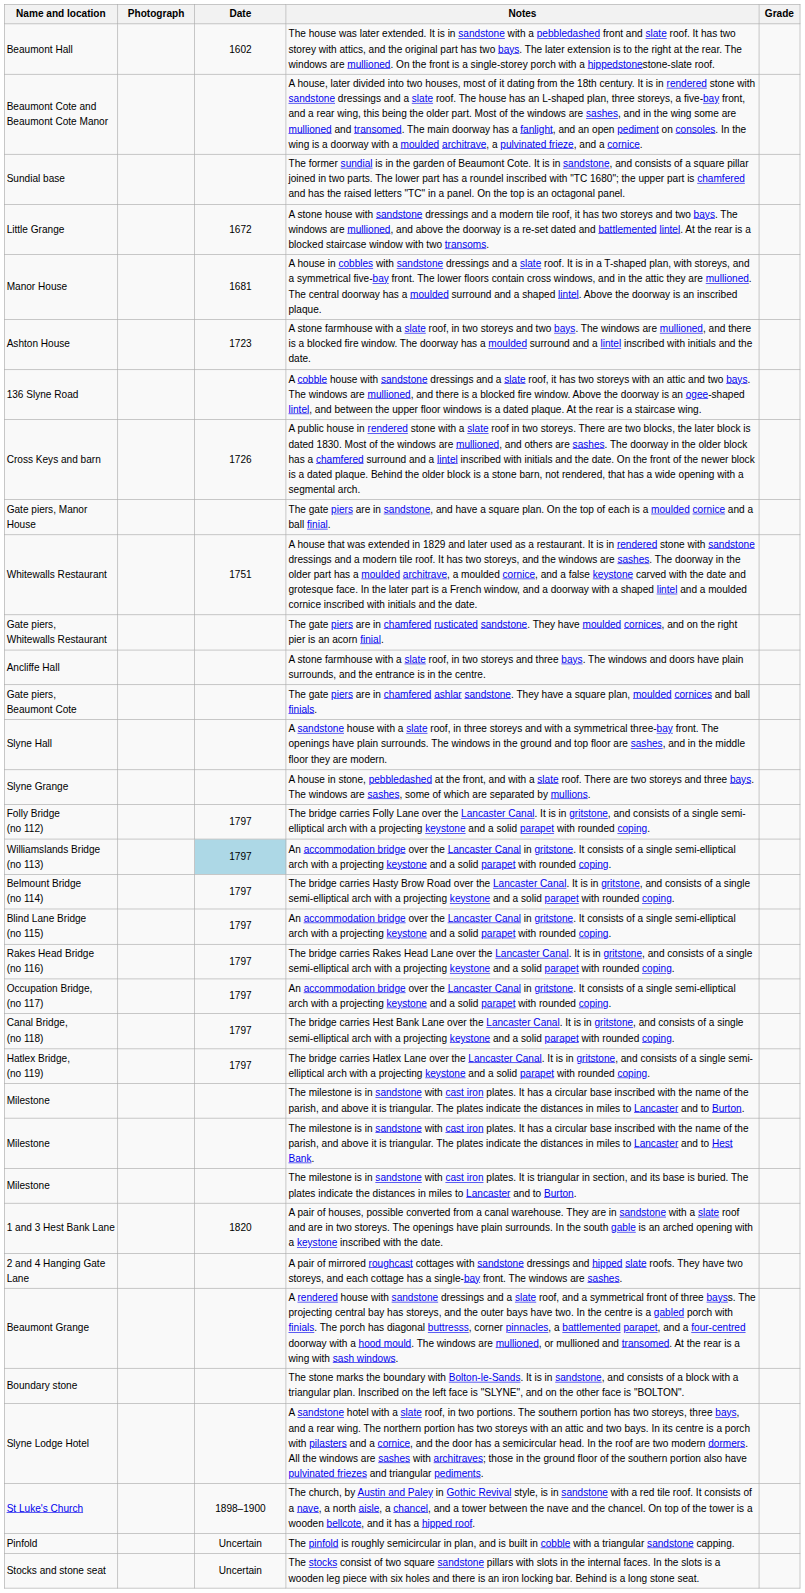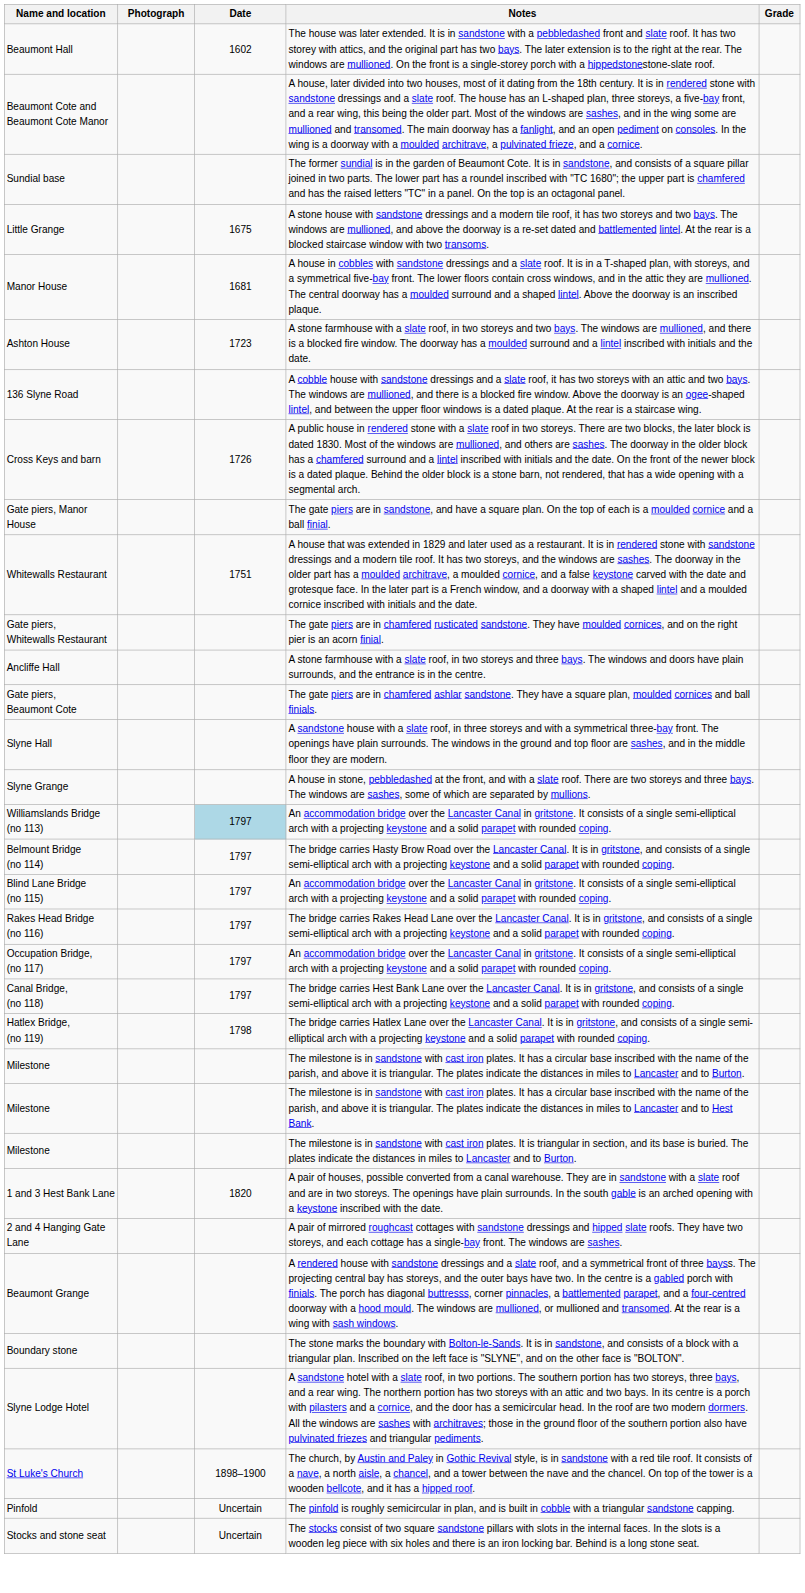(240, 229) 1672 -> (240, 229) 1675
- row: (33, 822)
(240, 1066) 1797 -> (240, 1031) 1798
